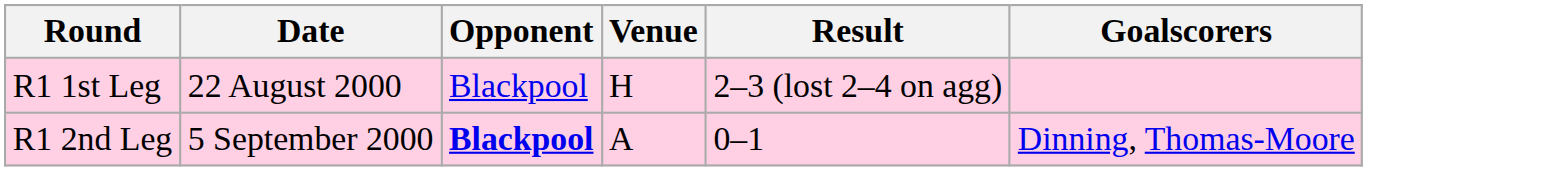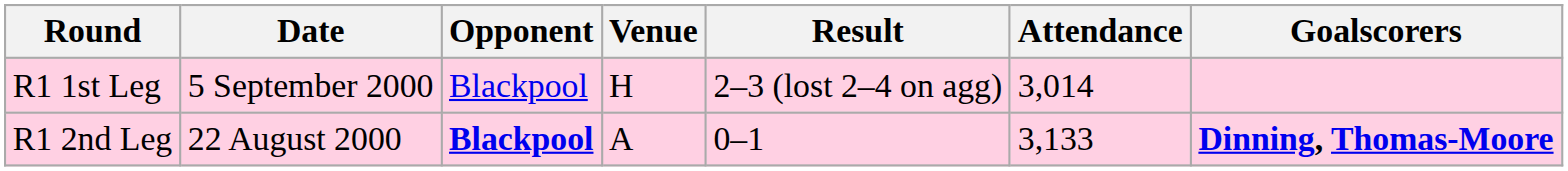+ column: (1100, 31)
(295, 84) 22 August 2000 -> (311, 84) 5 September 2000
(311, 138) 5 September 2000 -> (295, 138) 22 August 2000
(1186, 138) normal -> (1376, 138) bold
